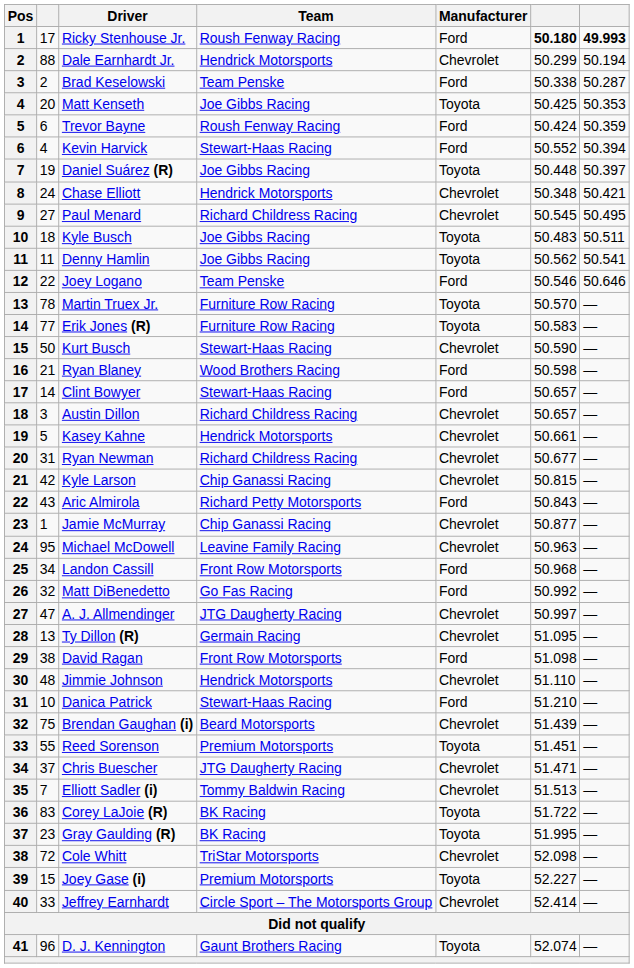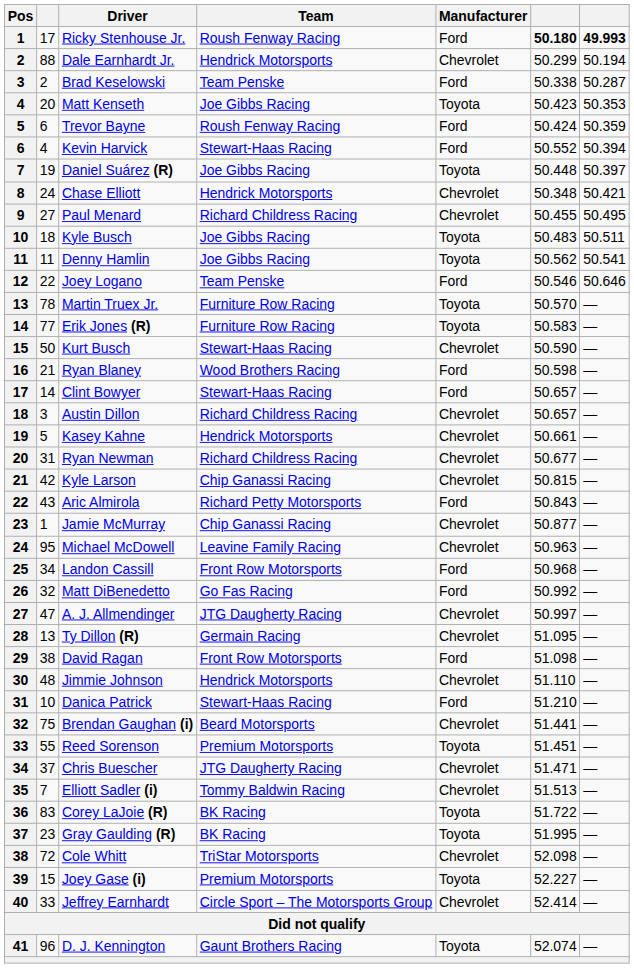(555, 104) 50.425 -> (555, 104) 50.423
(555, 215) 50.545 -> (555, 215) 50.455
(555, 724) 51.439 -> (555, 724) 51.441
